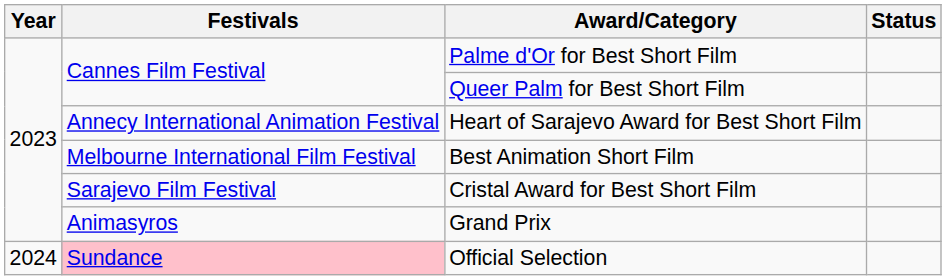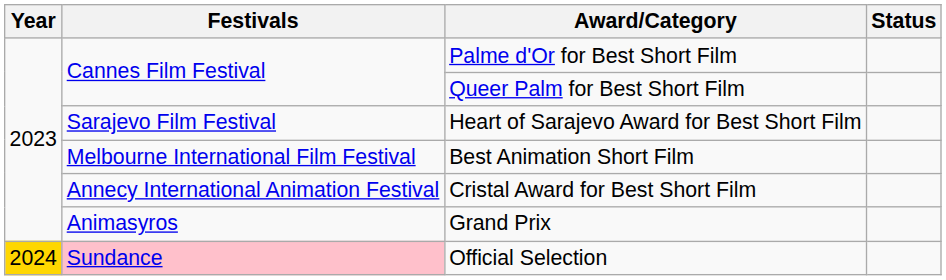(253, 122) Annecy International Animation Festival -> (171, 122) Sarajevo Film Festival
(171, 190) Sarajevo Film Festival -> (253, 190) Annecy International Animation Festival
(33, 257) no background -> (33, 257) gold background
